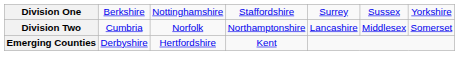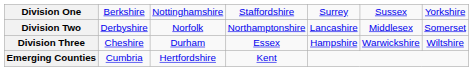(124, 27) Cumbria -> (124, 27) Derbyshire
+ row: (51, 43)
(124, 43) Derbyshire -> (124, 58) Cumbria
